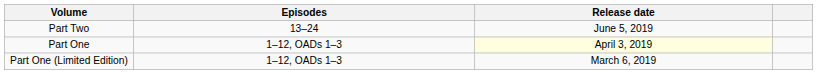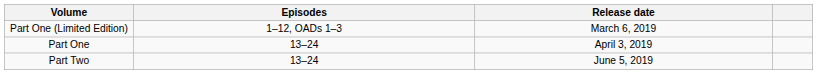rows swapped: (69, 61) <-> (69, 28)
(304, 45) 1–12, OADs 1–3 -> (304, 45) 13–24
(623, 45) lightyellow background -> (623, 45) no background
